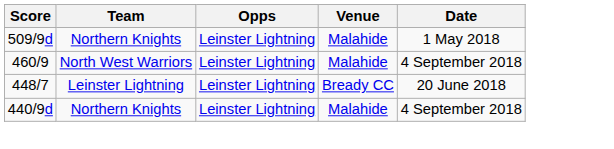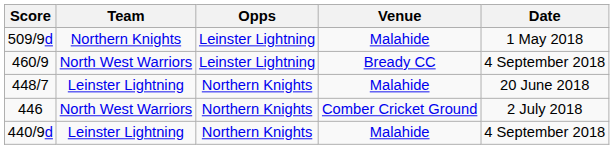(358, 62) Malahide -> (400, 62) Bready CC
(257, 86) Leinster Lightning -> (257, 86) Northern Knights
(358, 86) Bready CC -> (400, 86) Malahide
+ row: (30, 109)
(126, 109) Northern Knights -> (126, 132) Leinster Lightning
(257, 109) Leinster Lightning -> (257, 132) Northern Knights
